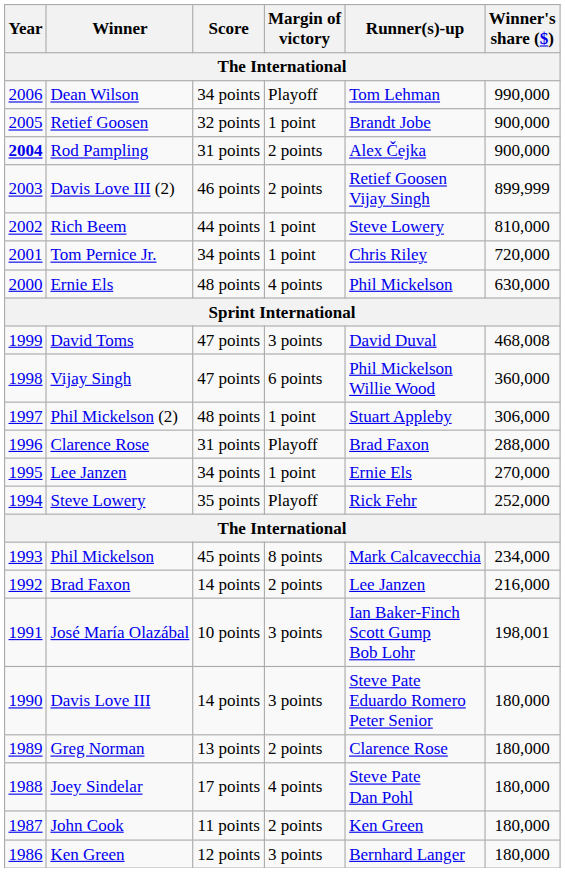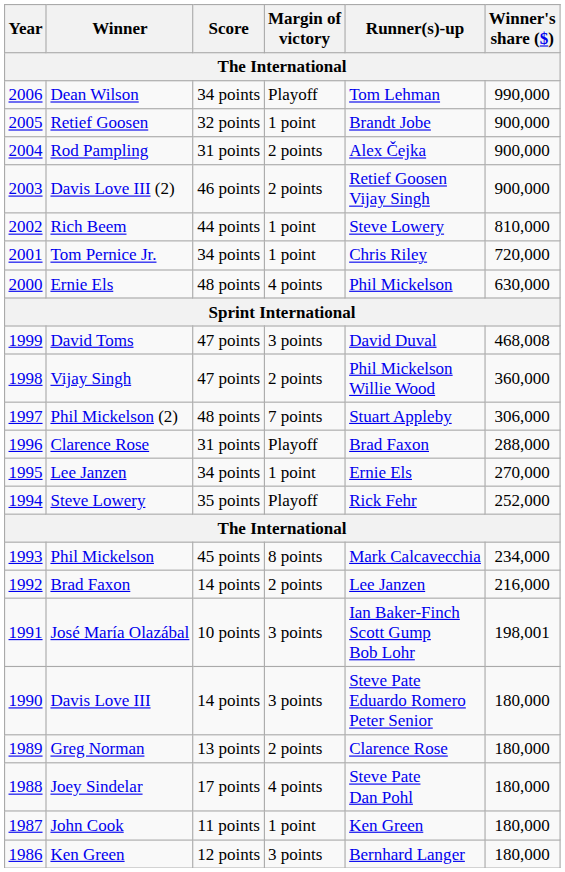(26, 151) bold -> (26, 151) normal
(522, 189) 899,999 -> (522, 189) 900,000
(295, 377) 6 points -> (295, 377) 2 points
(292, 416) 1 point -> (295, 416) 7 points
(295, 825) 2 points -> (292, 825) 1 point
